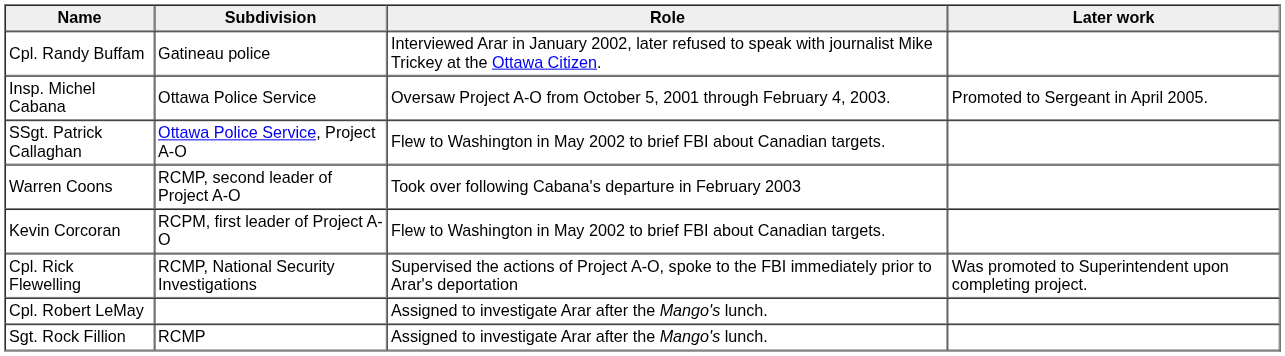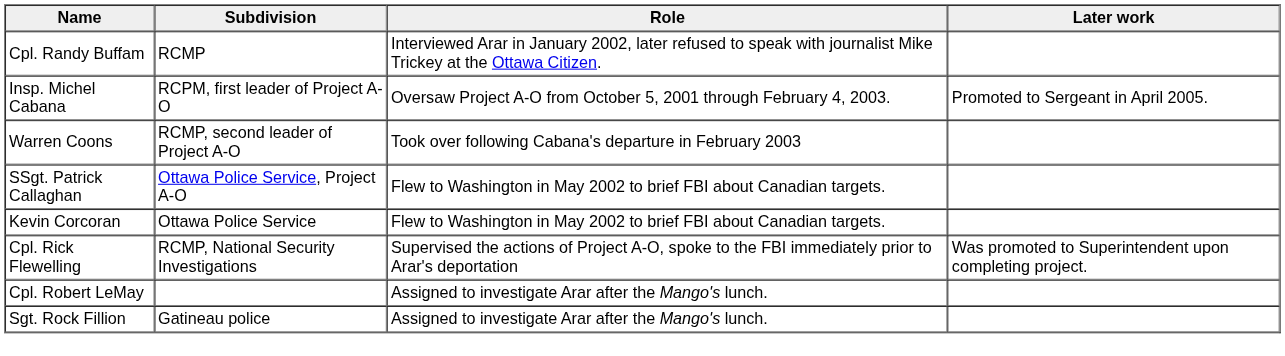(214, 53) Gatineau police -> (182, 53) RCMP
(237, 97) Ottawa Police Service -> (270, 97) RCPM, first leader of Project A-O
rows swapped: (56, 142) <-> (61, 186)
(270, 231) RCPM, first leader of Project A-O -> (237, 222) Ottawa Police Service
(182, 337) RCMP -> (214, 319) Gatineau police
